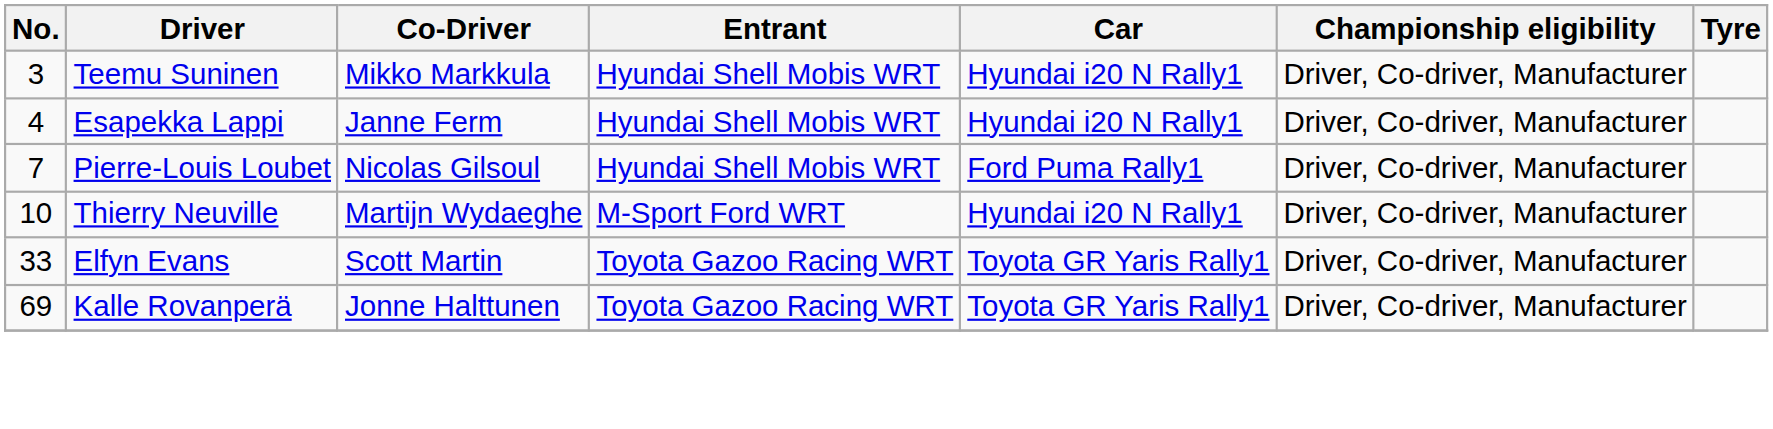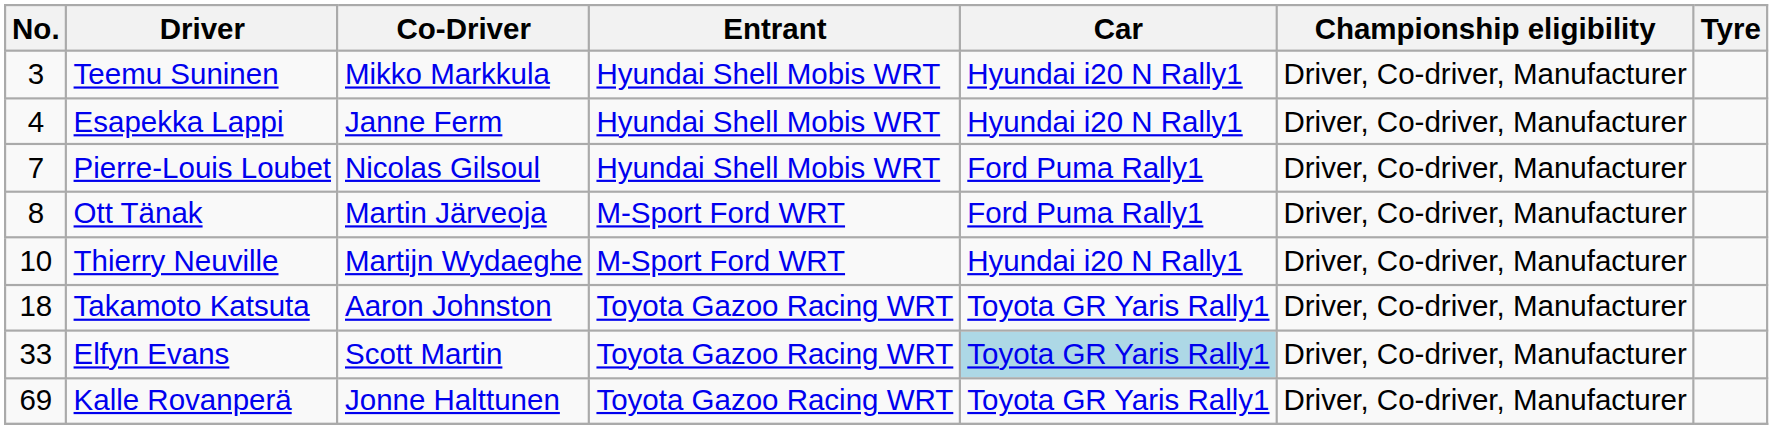+ row: (138, 214)
+ row: (192, 307)
(1118, 261) no background -> (1118, 354) lightblue background
